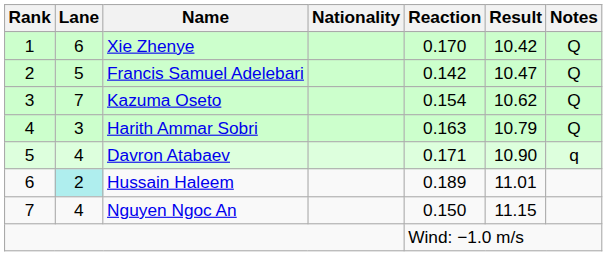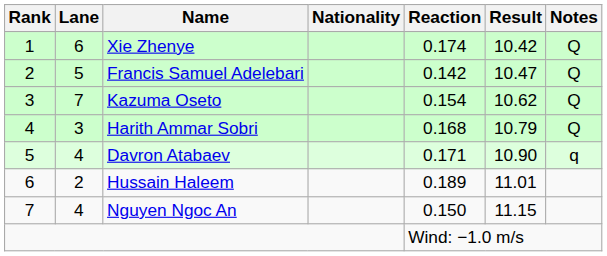(445, 45) 0.170 -> (445, 45) 0.174
(445, 127) 0.163 -> (445, 127) 0.168
(79, 182) paleturquoise background -> (79, 182) no background
